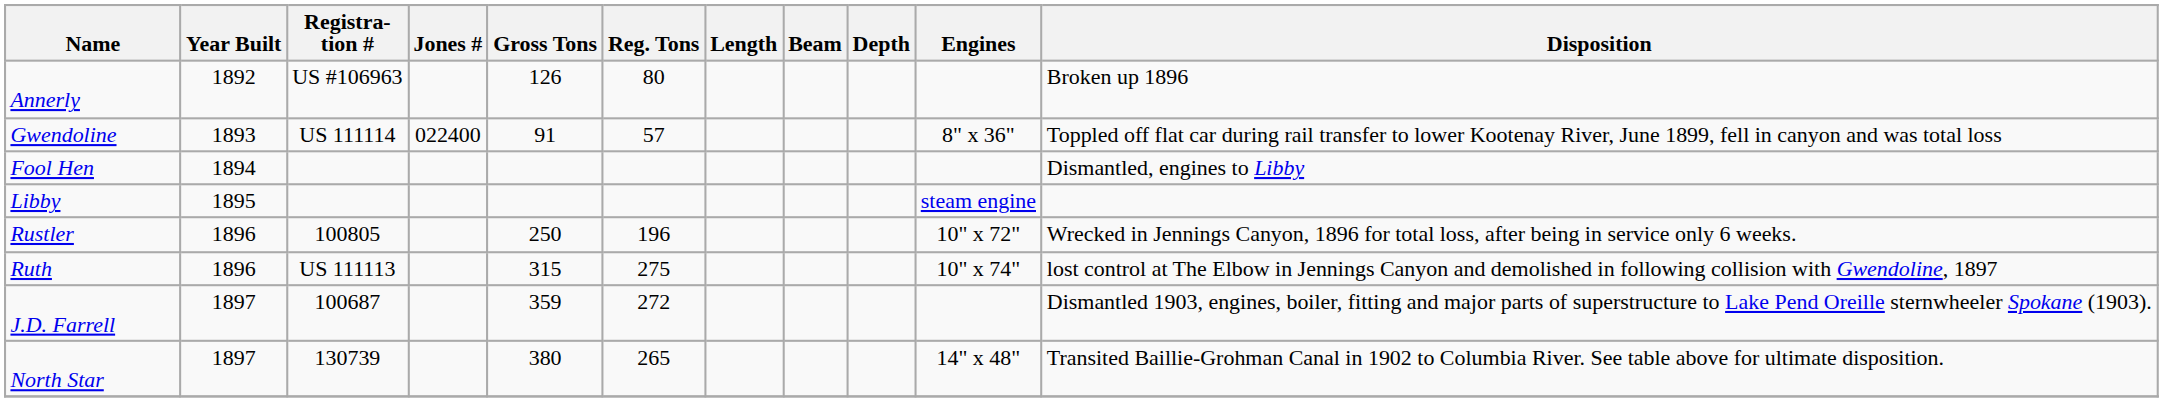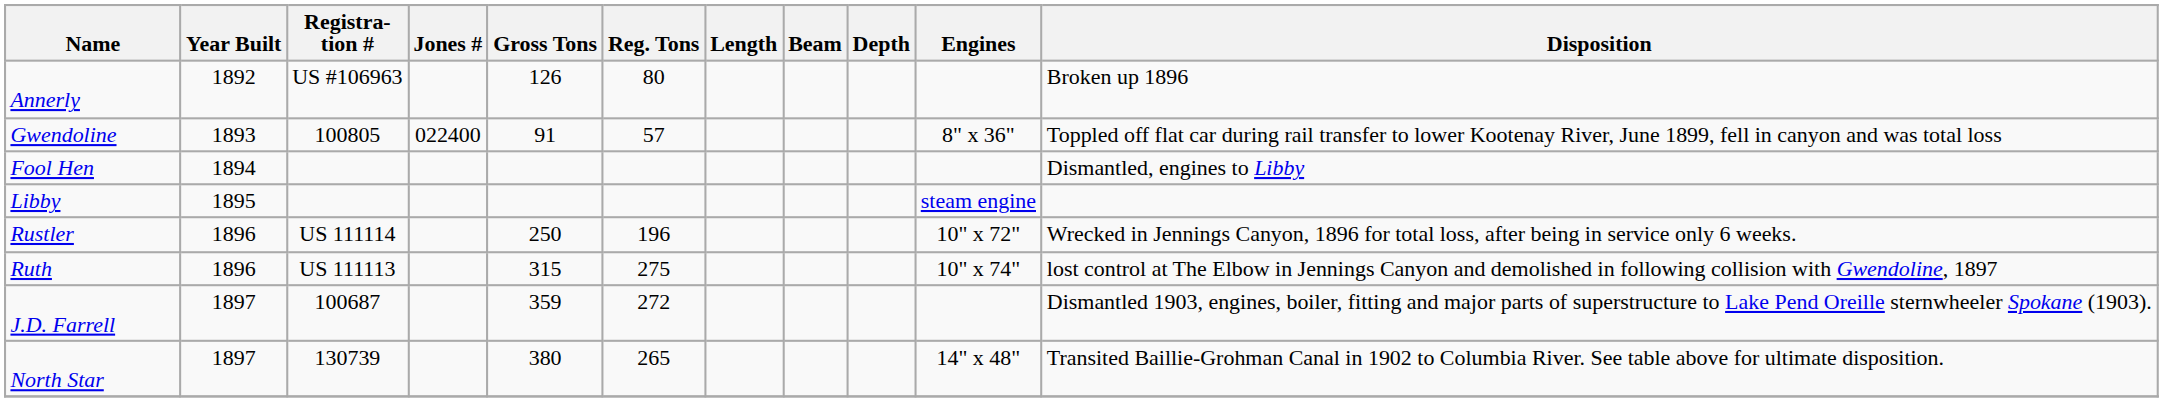(347, 134) US 111114 -> (347, 134) 100805
(347, 234) 100805 -> (347, 234) US 111114
